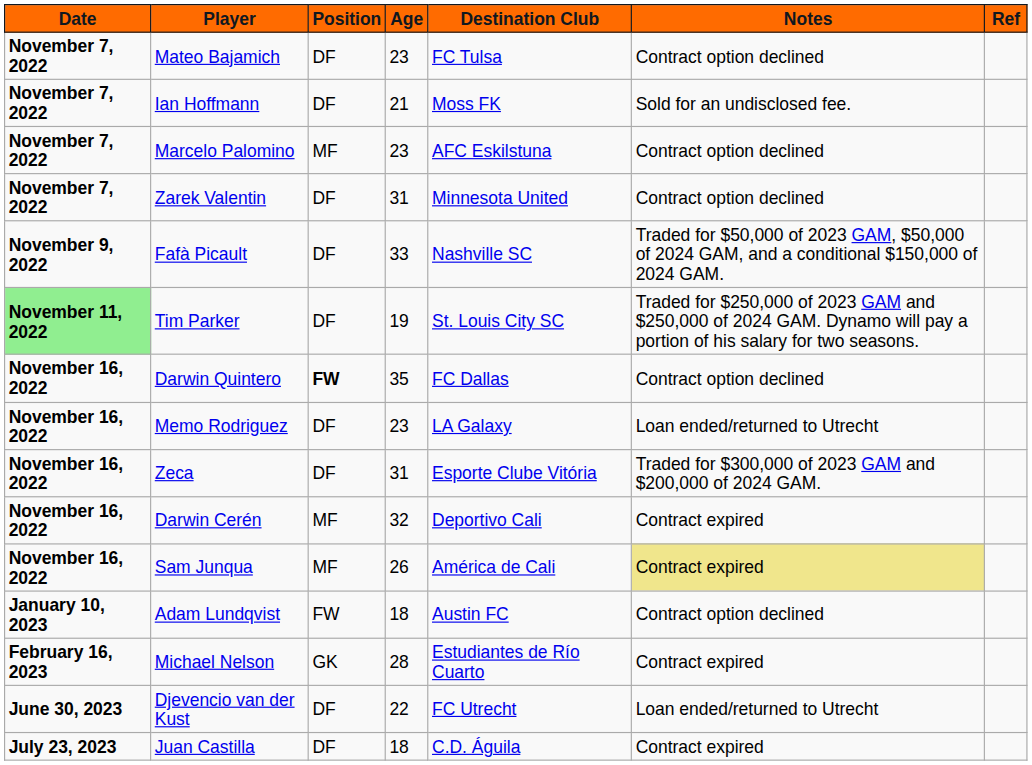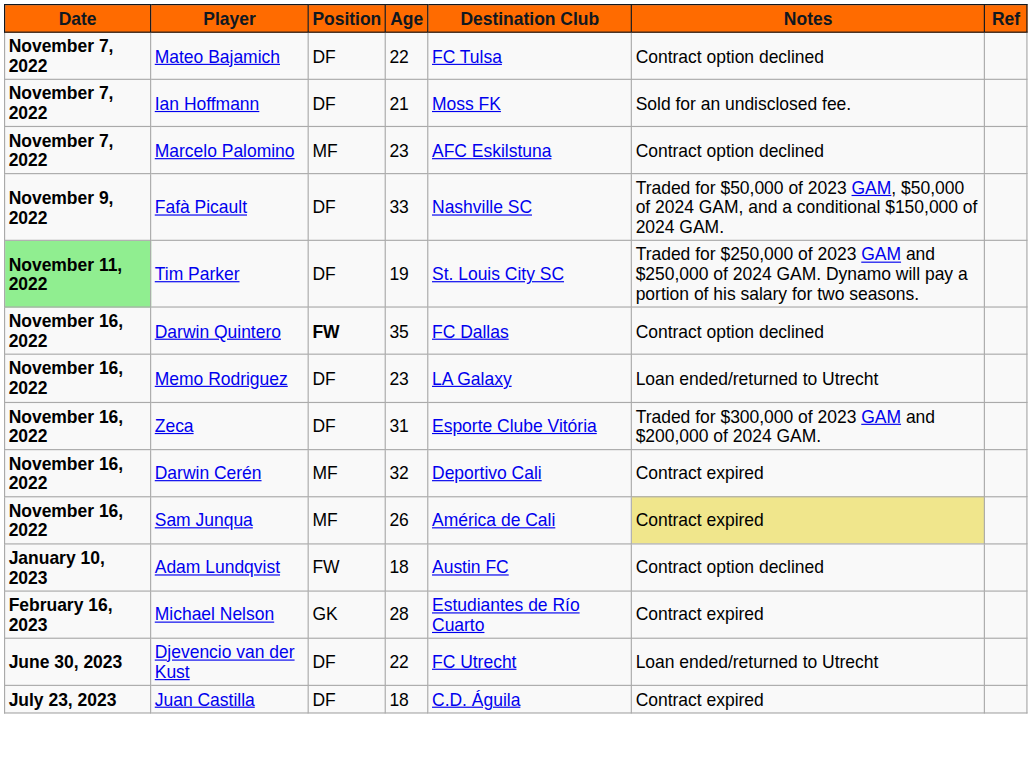(399, 56) 23 -> (399, 56) 22
- row: (210, 198)
